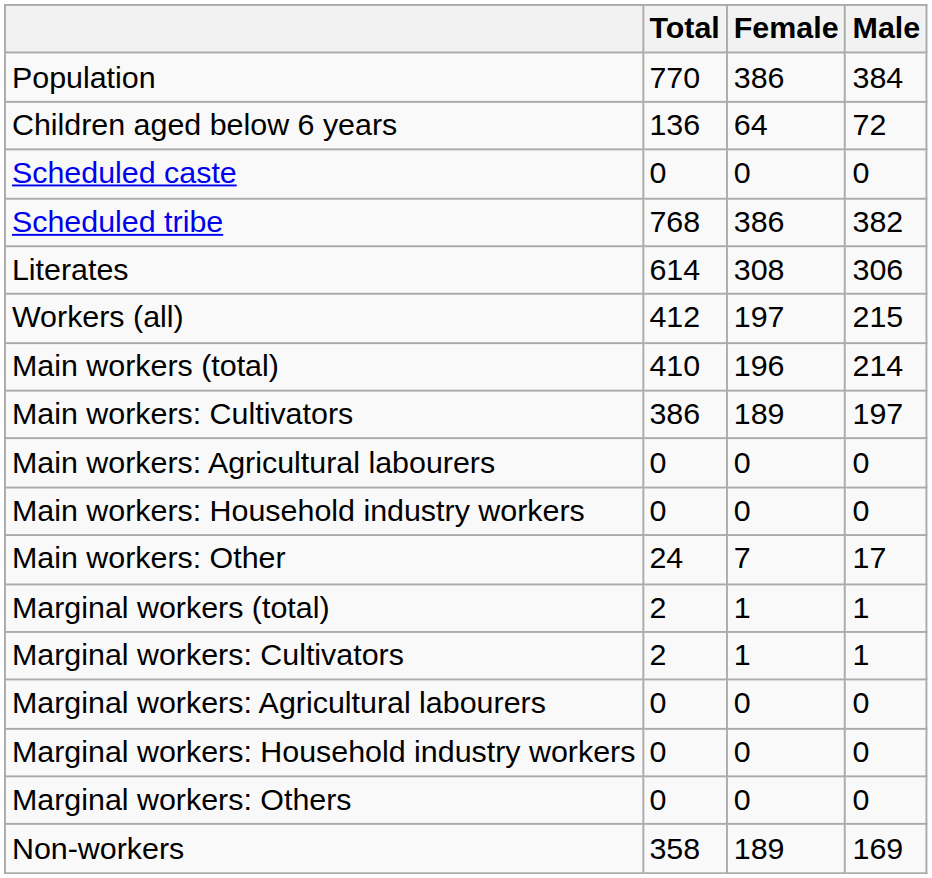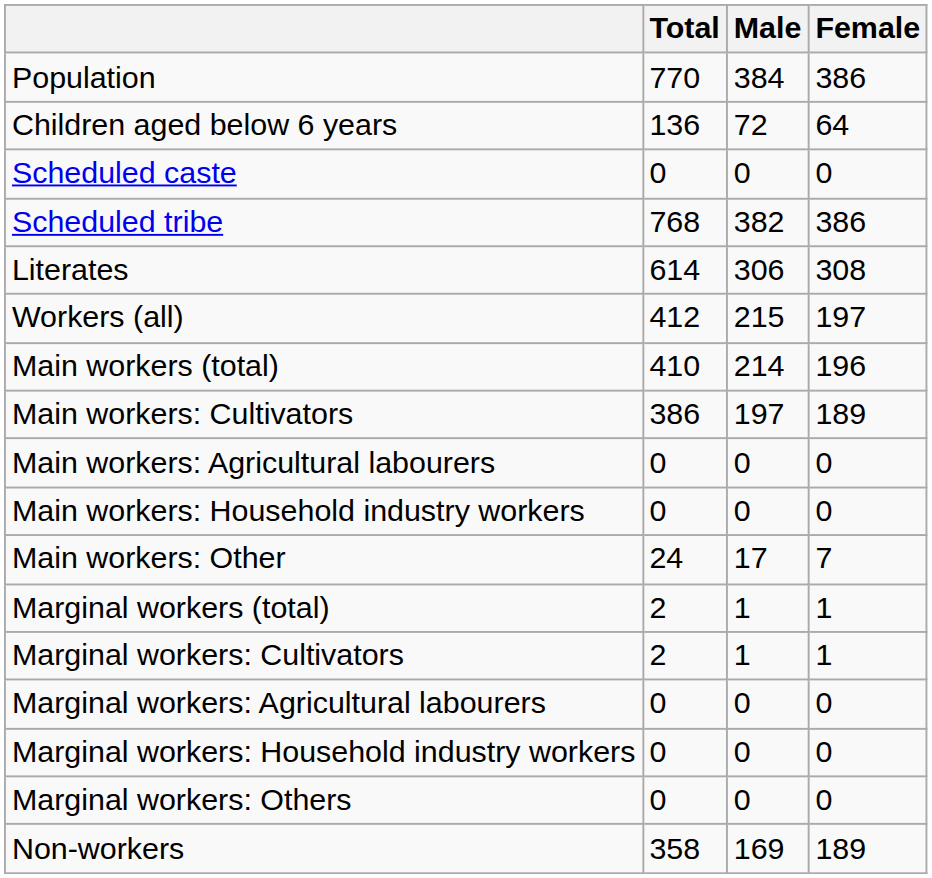columns swapped: (886, 28) <-> (786, 28)
